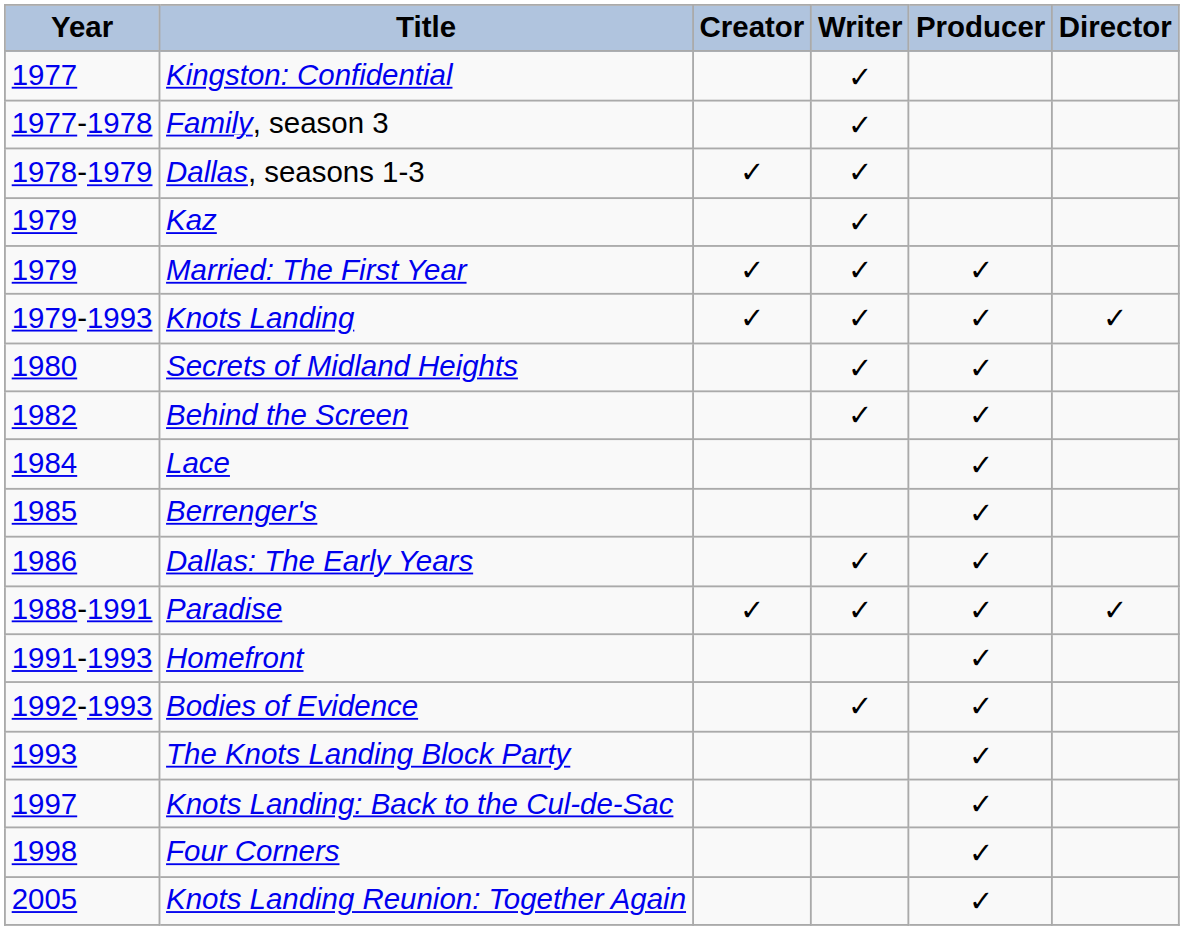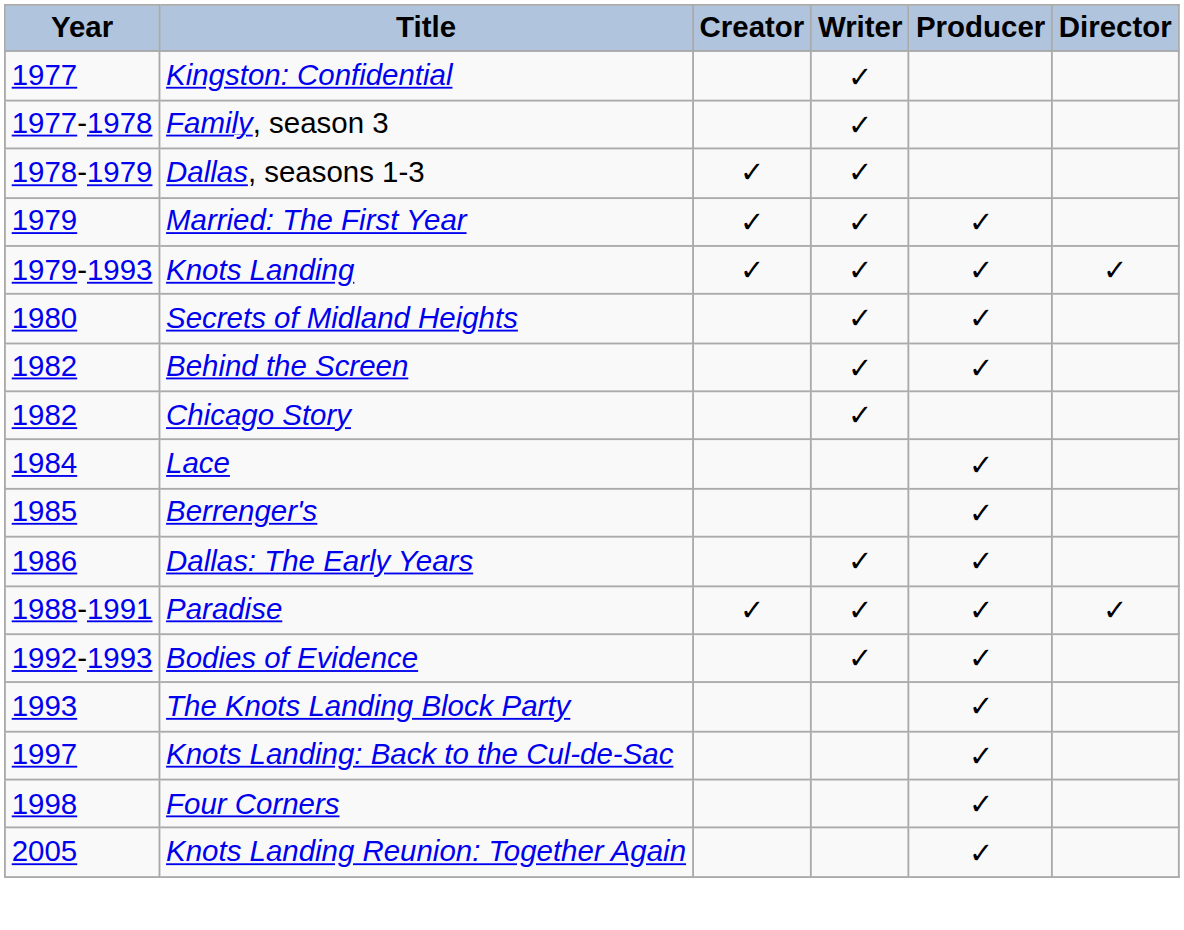- row: (191, 221)
+ row: (259, 415)
- row: (235, 657)
